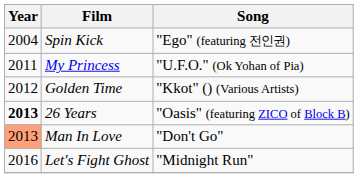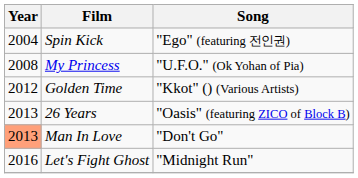(23, 65) 2011 -> (23, 65) 2008
(23, 112) bold -> (23, 112) normal
